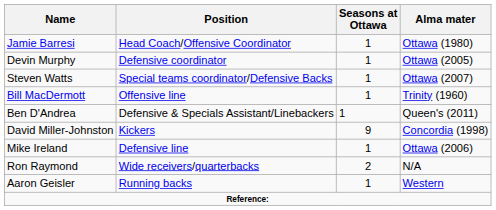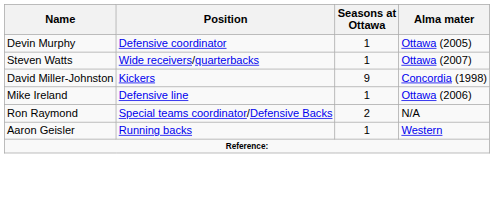- row: (41, 43)
(226, 78) Special teams coordinator/Defensive Backs -> (189, 61) Wide receivers/quarterbacks
- row: (46, 96)
- row: (41, 113)
(189, 166) Wide receivers/quarterbacks -> (226, 113) Special teams coordinator/Defensive Backs
